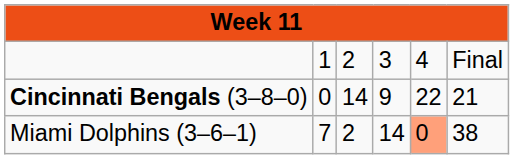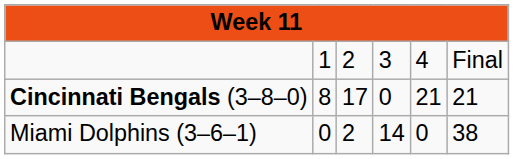(325, 97) 0 -> (325, 97) 8
(355, 97) 14 -> (355, 97) 17
(385, 97) 9 -> (385, 97) 0
(428, 97) 22 -> (428, 97) 21
(325, 134) 7 -> (325, 134) 0
(422, 134) lightsalmon background -> (422, 134) no background
